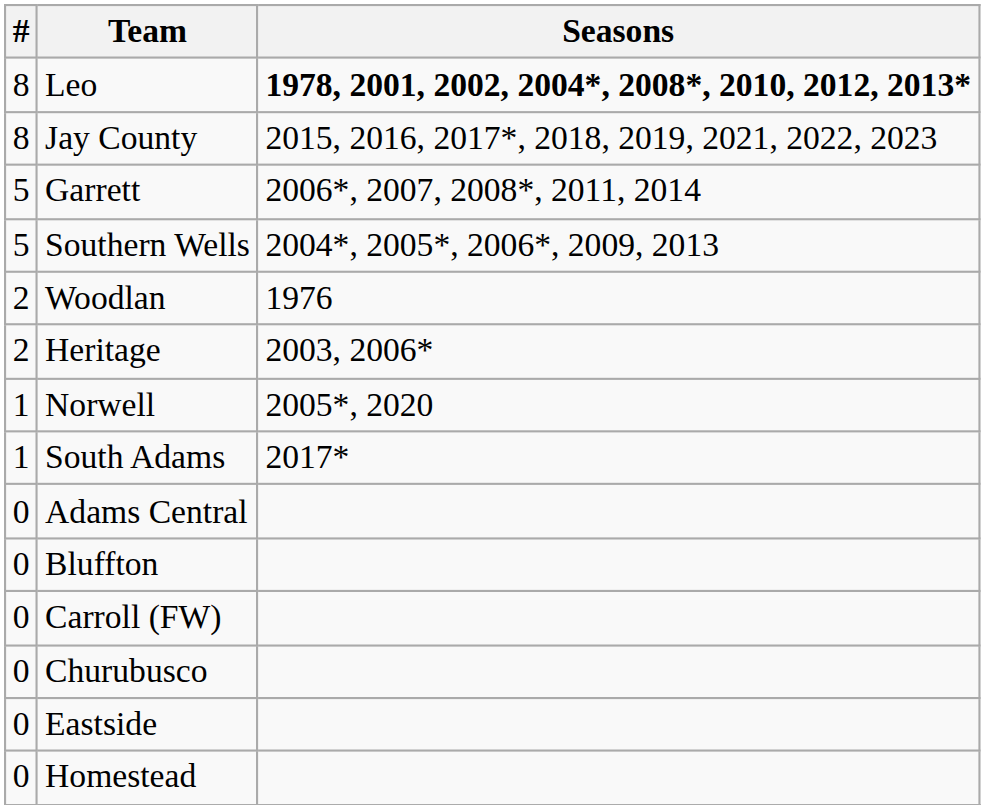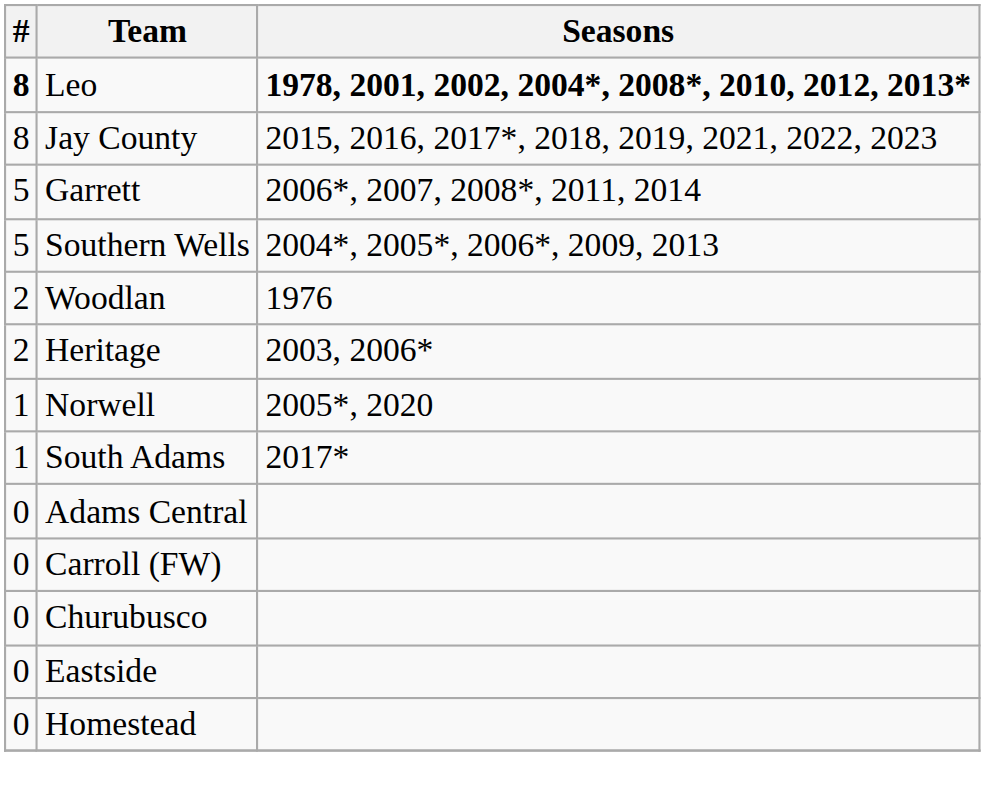(21, 84) normal -> (21, 84) bold
- row: (102, 564)
